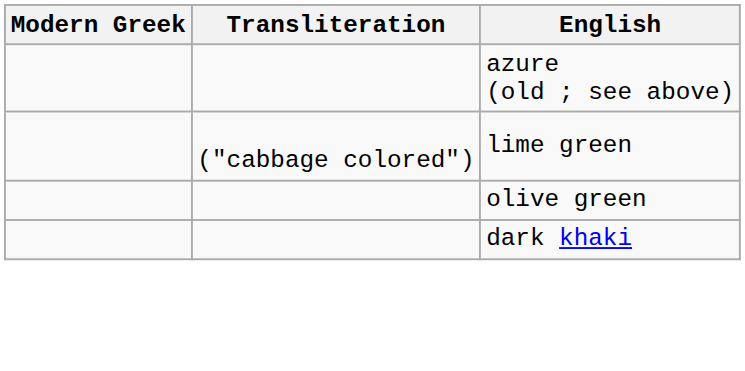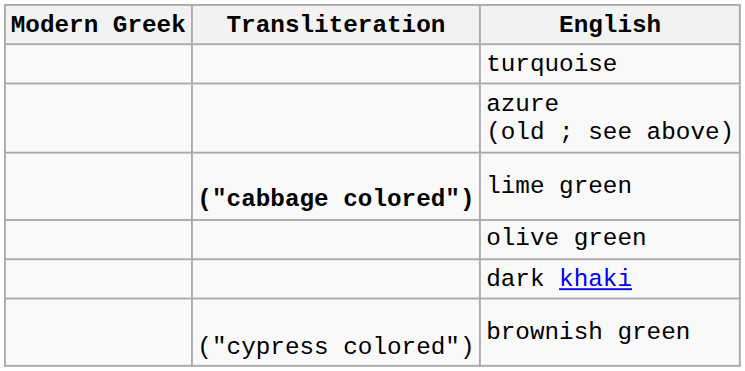+ row: (552, 64)
(336, 160) normal -> (336, 200) bold
+ row: (588, 333)
